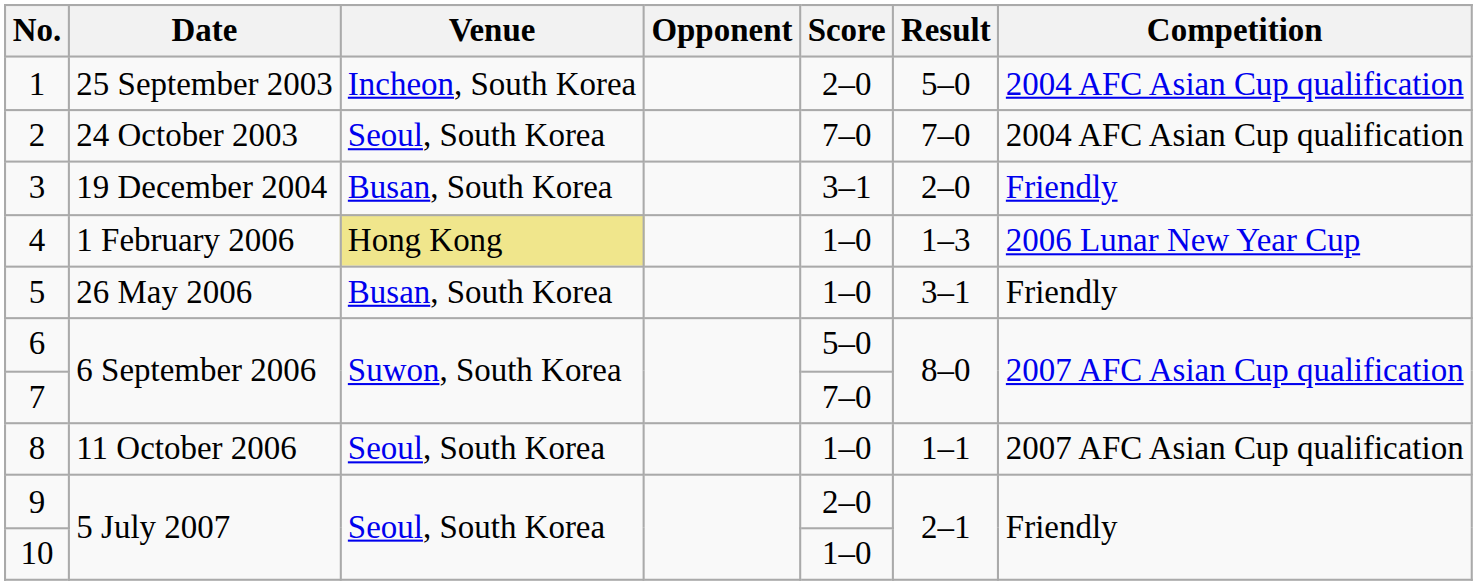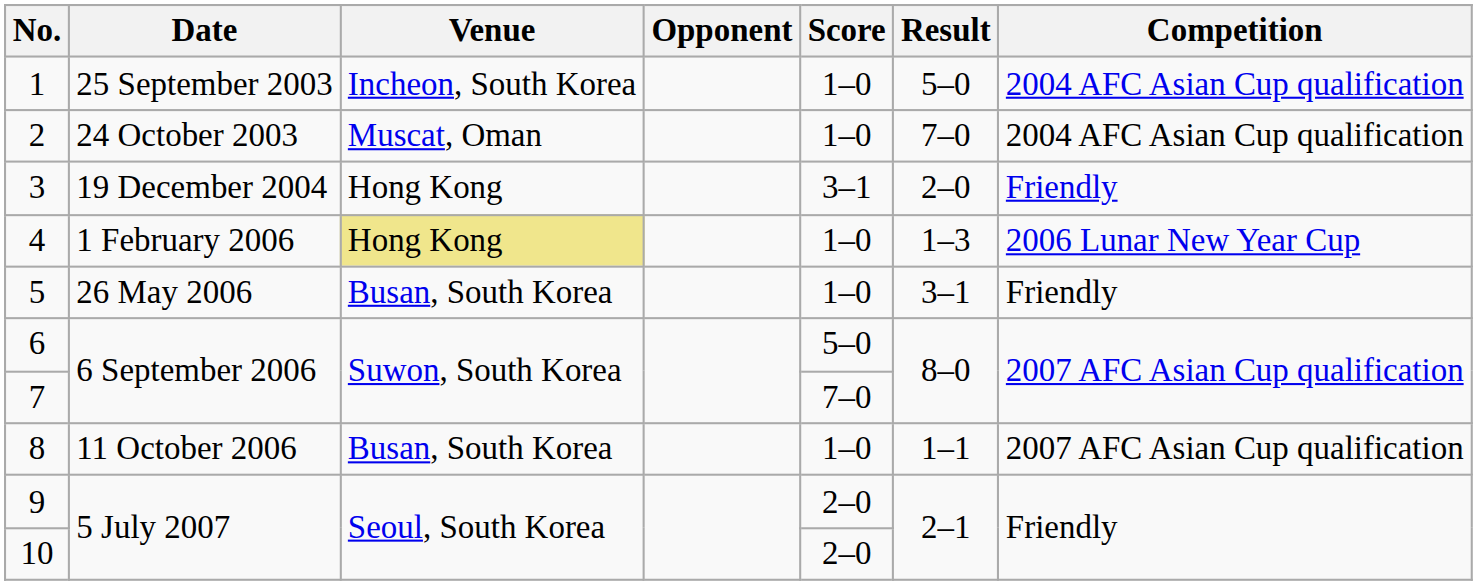(847, 82) 2–0 -> (847, 82) 1–0
(476, 135) Seoul, South Korea -> (445, 135) Muscat, Oman
(847, 135) 7–0 -> (847, 135) 1–0
(480, 187) Busan, South Korea -> (425, 187) Hong Kong
(476, 448) Seoul, South Korea -> (480, 448) Busan, South Korea
(847, 553) 1–0 -> (847, 553) 2–0
